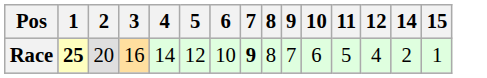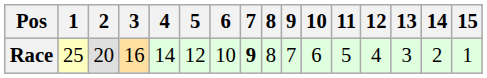+ column: (407, 21)
(73, 55) bold -> (73, 55) normal
